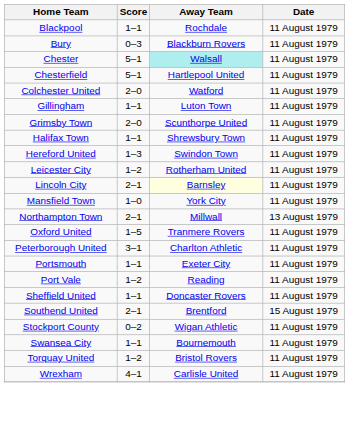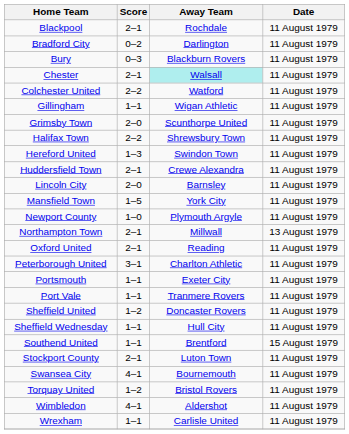(133, 28) 1–1 -> (133, 28) 2–1
+ row: (61, 43)
(133, 59) 5–1 -> (133, 75) 2–1
- row: (61, 75)
(133, 91) 2–0 -> (133, 91) 2–2
(206, 106) Luton Town -> (206, 106) Wigan Athletic
(133, 138) 1–1 -> (133, 138) 2–2
+ row: (61, 169)
- row: (61, 169)
(133, 185) 2–1 -> (133, 185) 2–0
(206, 185) lightyellow background -> (206, 185) no background
(133, 201) 1–0 -> (133, 201) 1–5
+ row: (61, 216)
(133, 232) 1–5 -> (133, 248) 2–1
(206, 232) Tranmere Rovers -> (206, 248) Reading
(133, 279) 1–2 -> (133, 295) 1–1
(206, 279) Reading -> (206, 295) Tranmere Rovers
(133, 295) 1–1 -> (133, 311) 1–2
+ row: (61, 327)
(133, 311) 2–1 -> (133, 342) 1–1
(133, 327) 0–2 -> (133, 358) 2–1
(206, 327) Wigan Athletic -> (206, 358) Luton Town
(133, 342) 1–1 -> (133, 374) 4–1
+ row: (61, 405)
(133, 374) 4–1 -> (133, 421) 1–1
